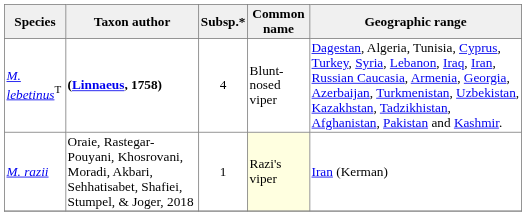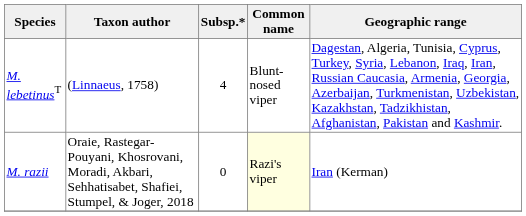(115, 85) bold -> (113, 85) normal
(223, 171) 1 -> (223, 171) 0
